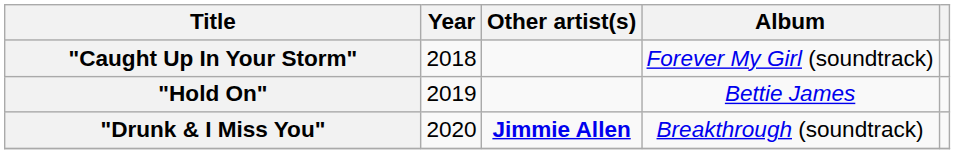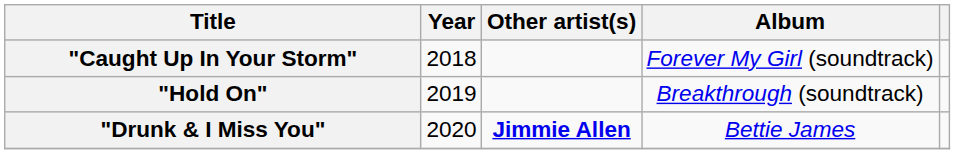(790, 93) Bettie James -> (790, 93) Breakthrough (soundtrack)
(790, 129) Breakthrough (soundtrack) -> (790, 129) Bettie James
